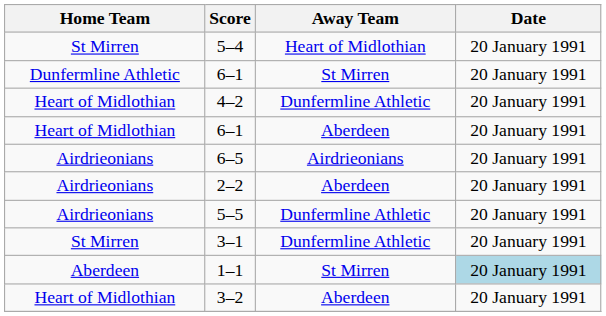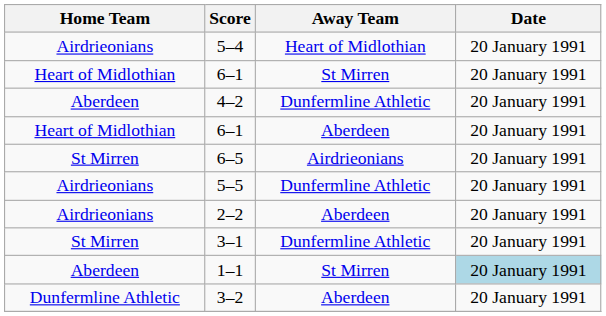(105, 46) St Mirren -> (105, 46) Airdrieonians
(105, 74) Dunfermline Athletic -> (105, 74) Heart of Midlothian
(105, 102) Heart of Midlothian -> (105, 102) Aberdeen
(105, 158) Airdrieonians -> (105, 158) St Mirren
rows swapped: (230, 213) <-> (230, 185)
(105, 297) Heart of Midlothian -> (105, 297) Dunfermline Athletic
